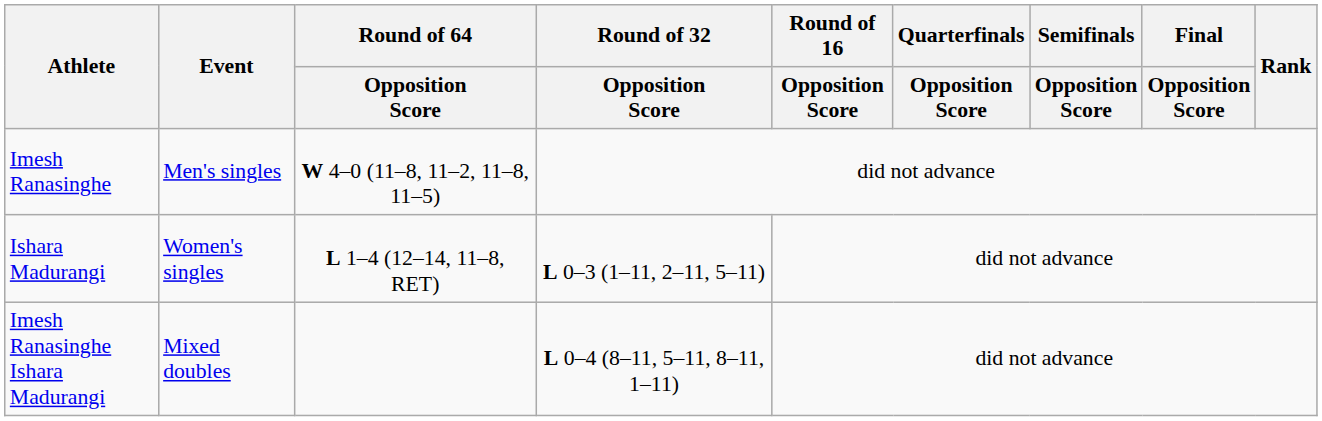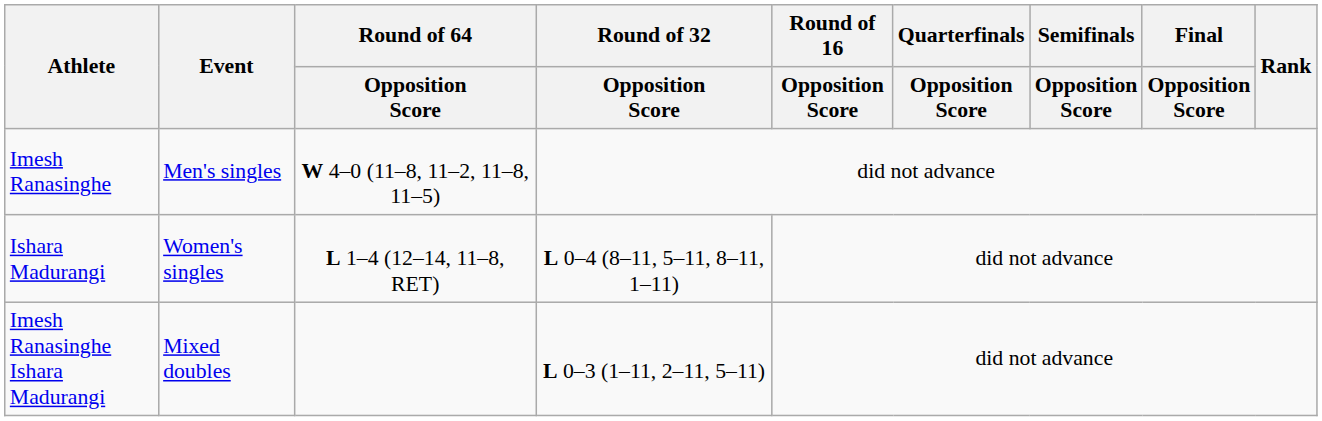(654, 271) L 0–3 (1–11, 2–11, 5–11) -> (654, 271) L 0–4 (8–11, 5–11, 8–11, 1–11)
(654, 371) L 0–4 (8–11, 5–11, 8–11, 1–11) -> (654, 371) L 0–3 (1–11, 2–11, 5–11)
